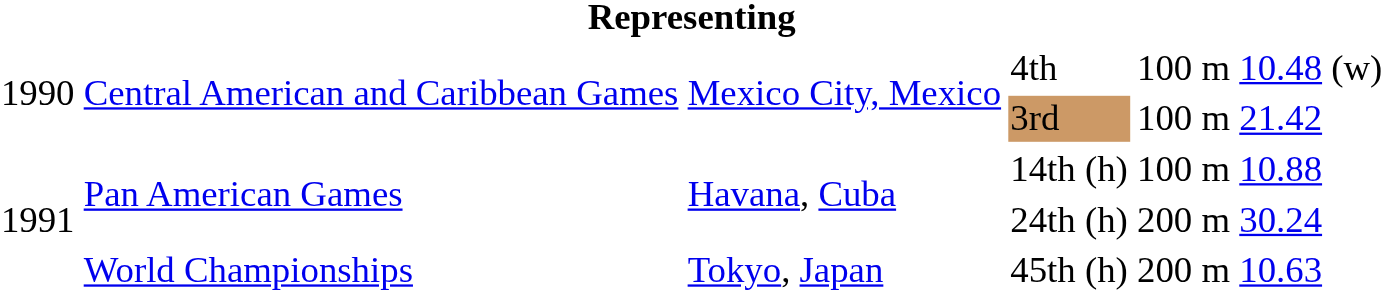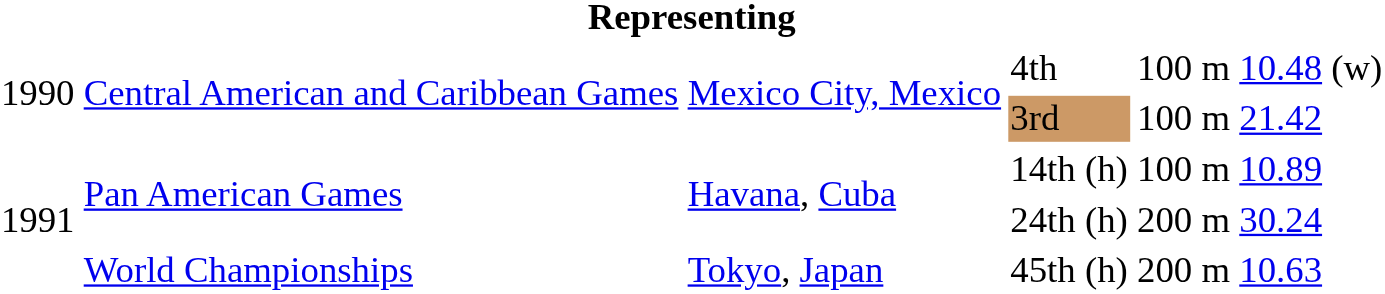(1281, 168) 10.88 -> (1281, 168) 10.89
